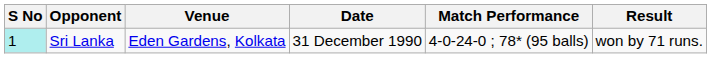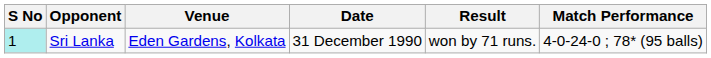columns swapped: (509, 16) <-> (649, 16)
